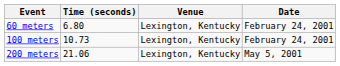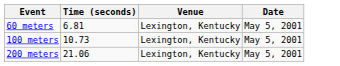(73, 26) 6.80 -> (73, 26) 6.81
(289, 26) February 24, 2001 -> (273, 26) May 5, 2001
(289, 40) February 24, 2001 -> (273, 40) May 5, 2001
